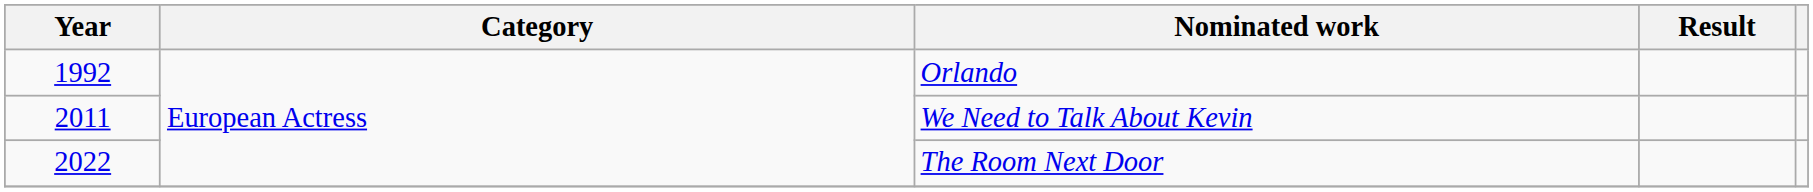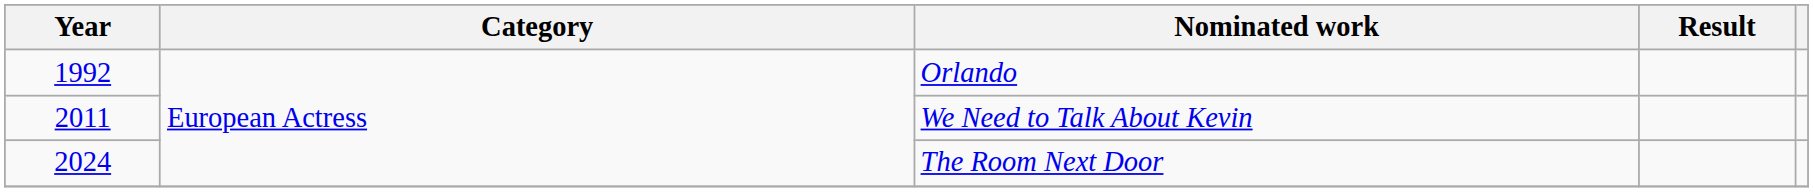(83, 162) 2022 -> (83, 162) 2024
